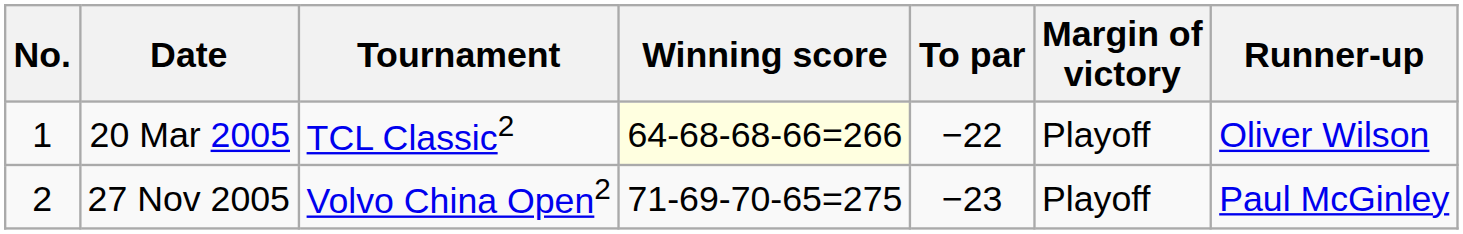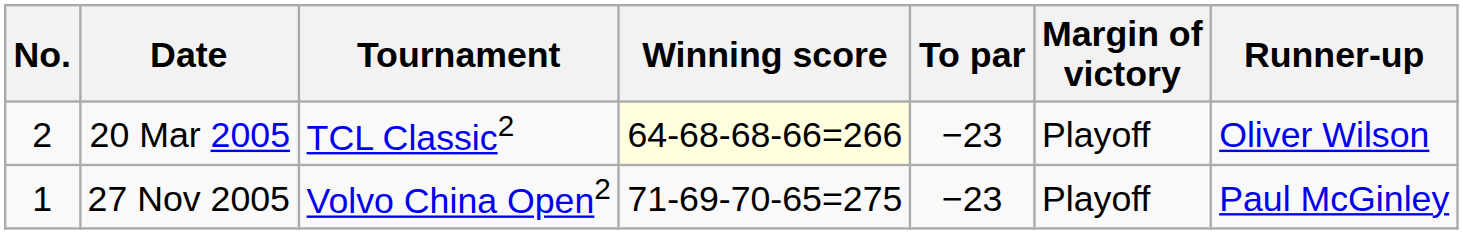(42, 134) 1 -> (42, 134) 2
(972, 134) −22 -> (972, 134) −23
(42, 197) 2 -> (42, 197) 1
